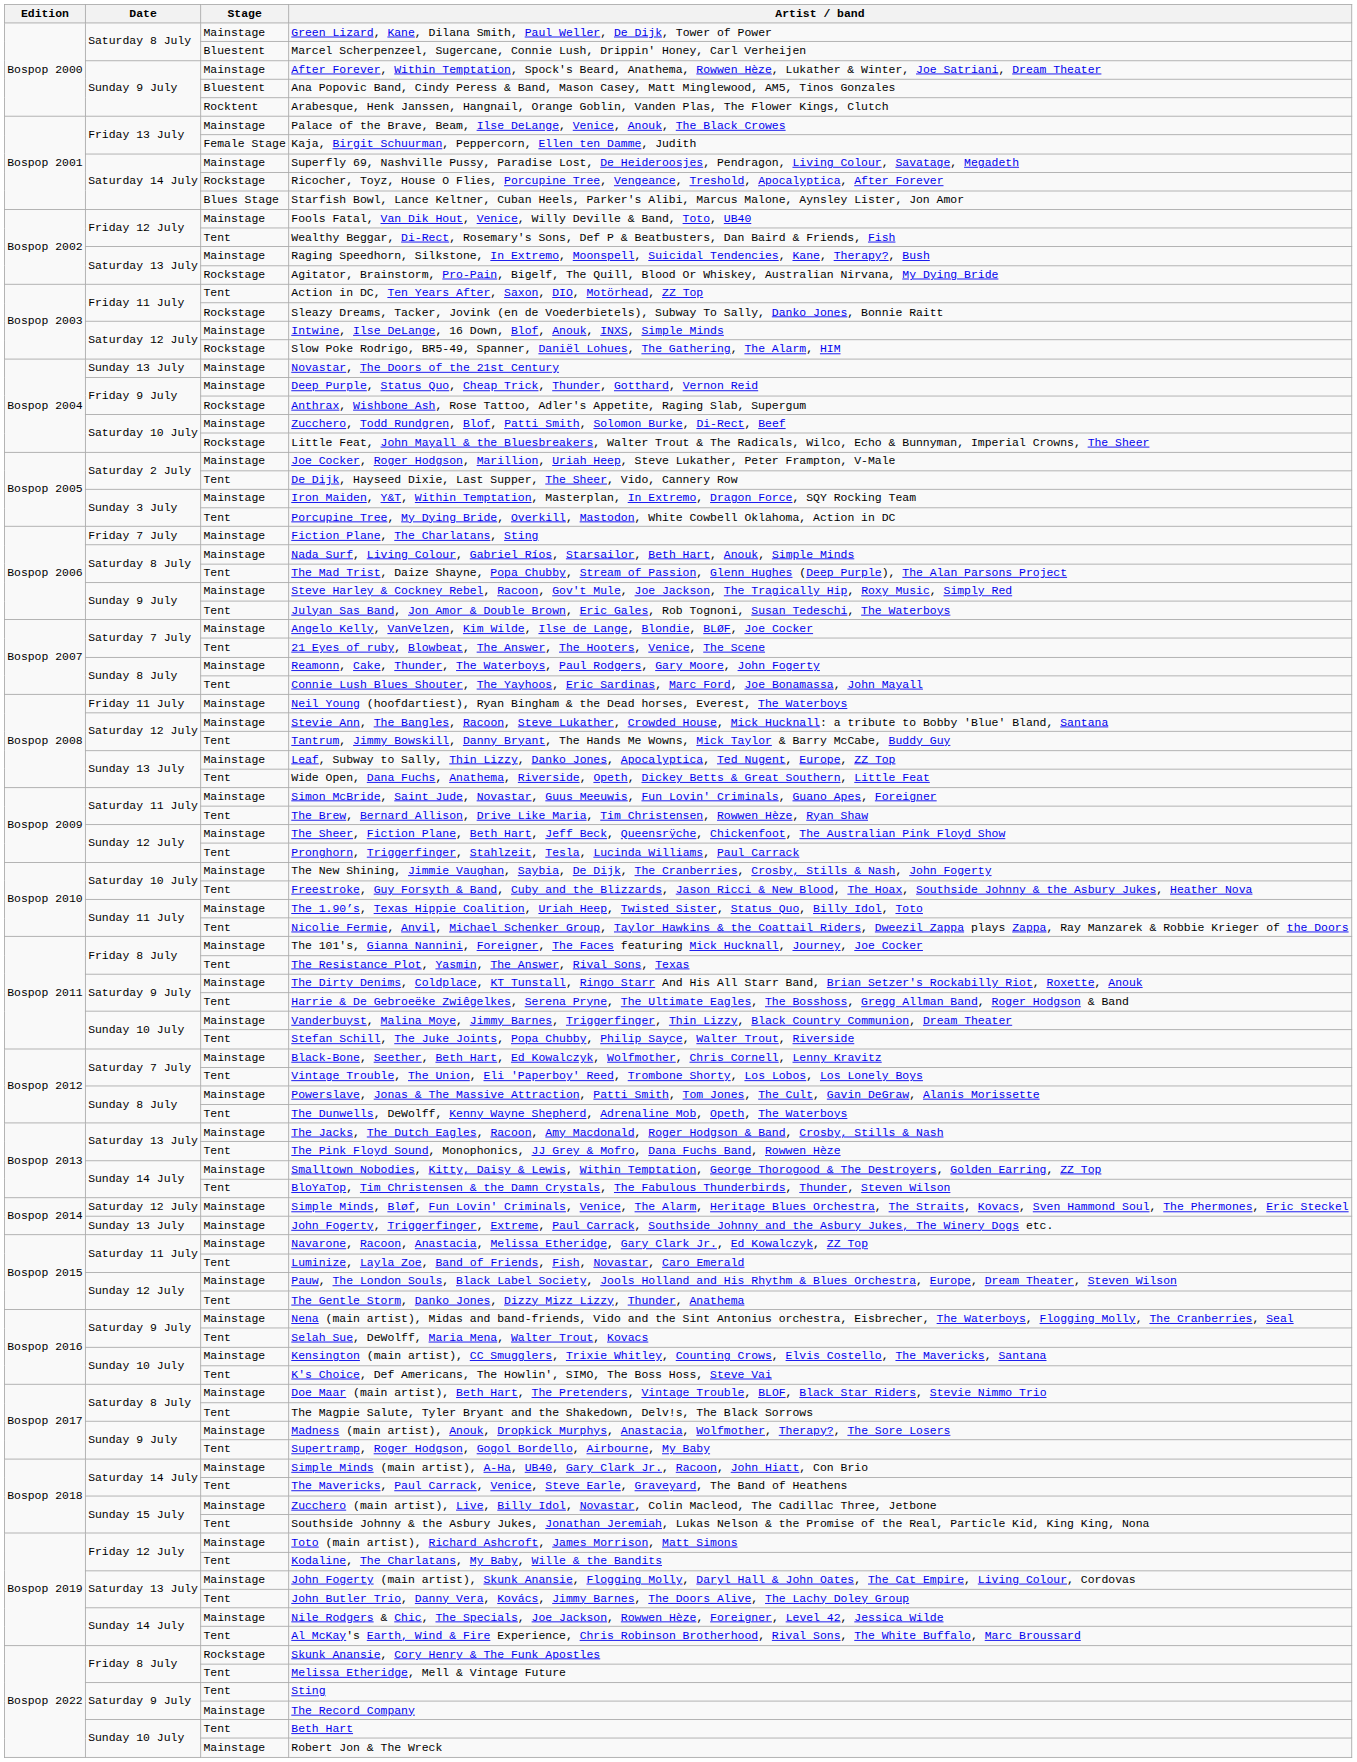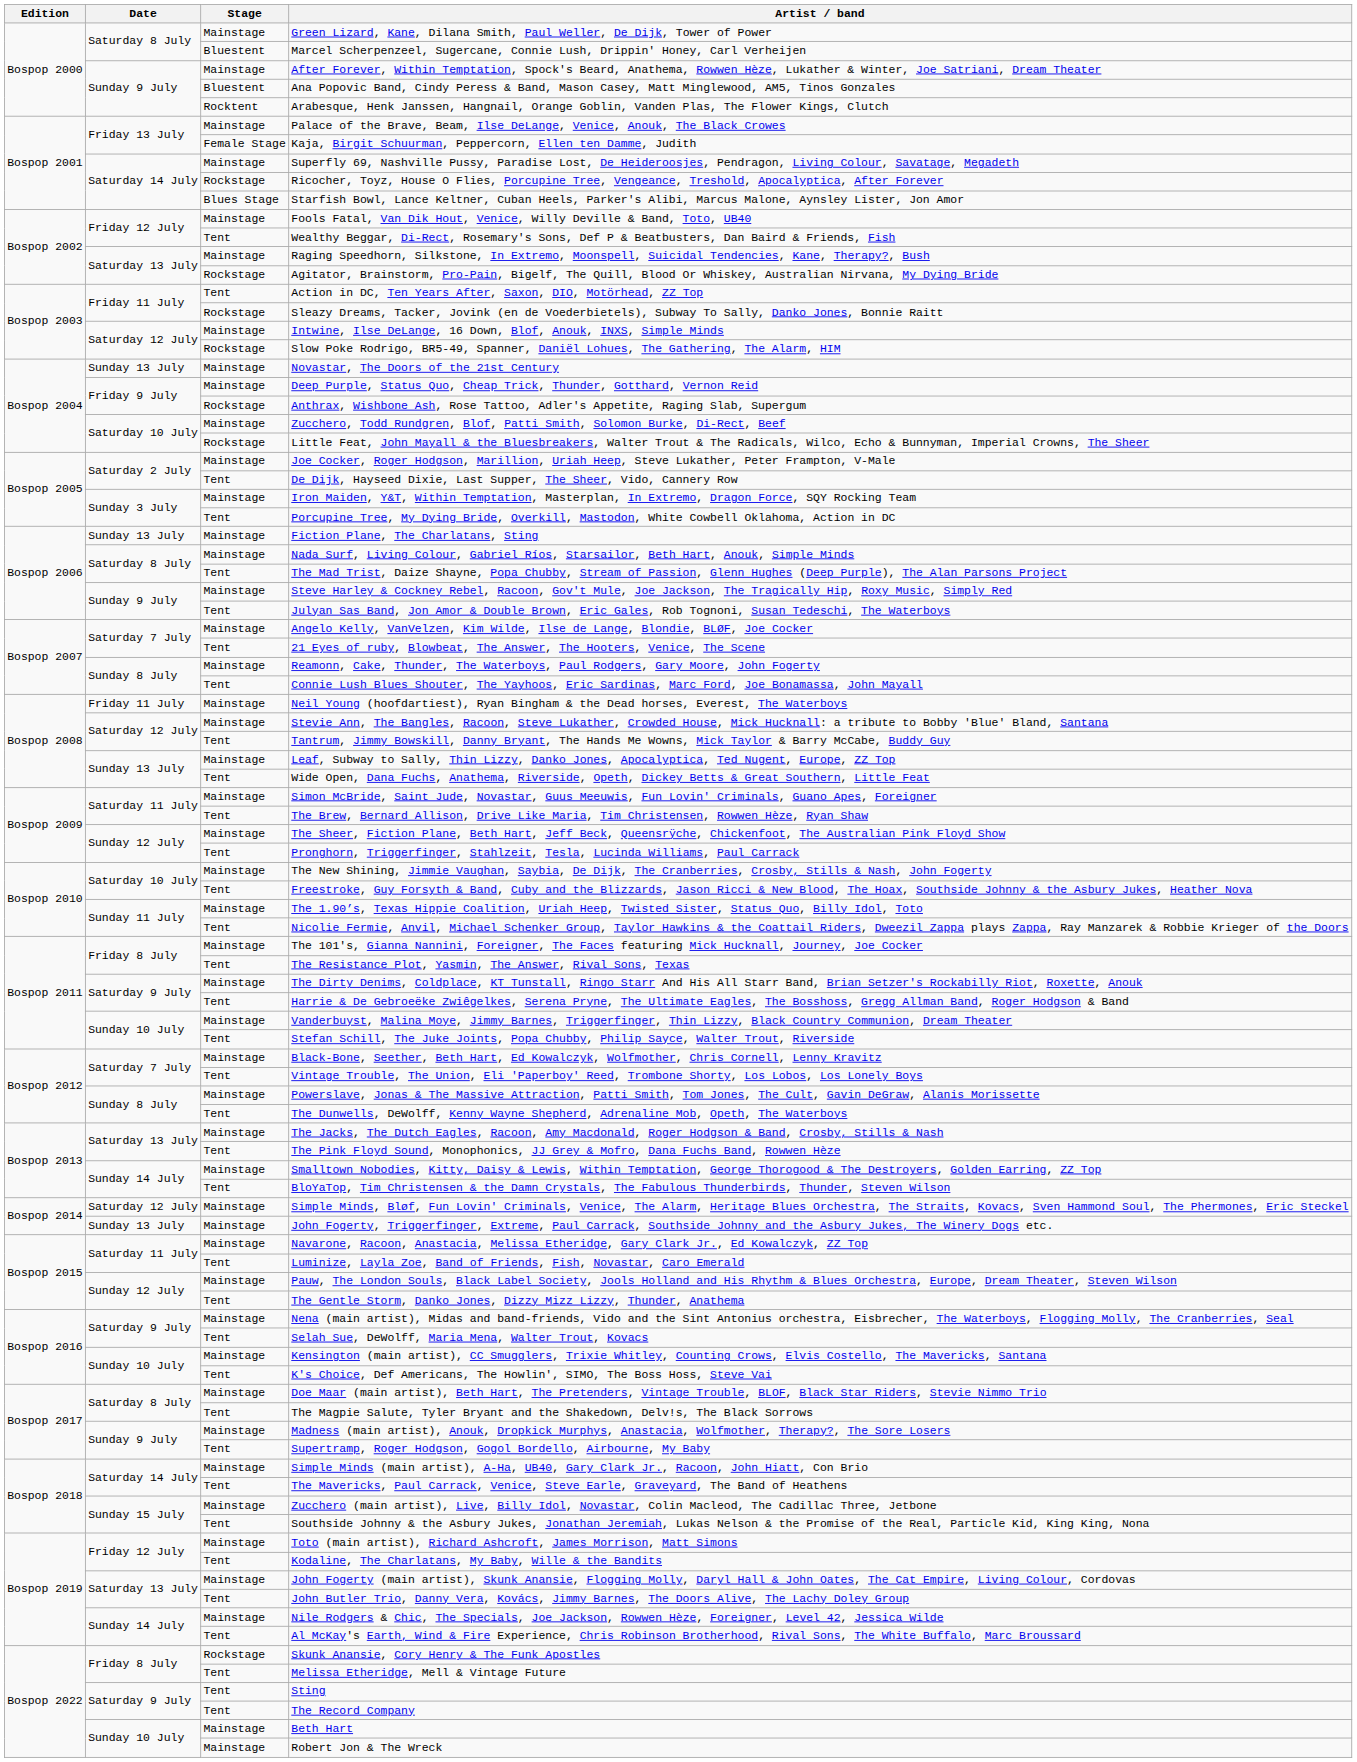(133, 536) Friday 7 July -> (136, 536) Sunday 13 July
(234, 1710) Mainstage -> (217, 1710) Tent
(217, 1729) Tent -> (234, 1729) Mainstage
